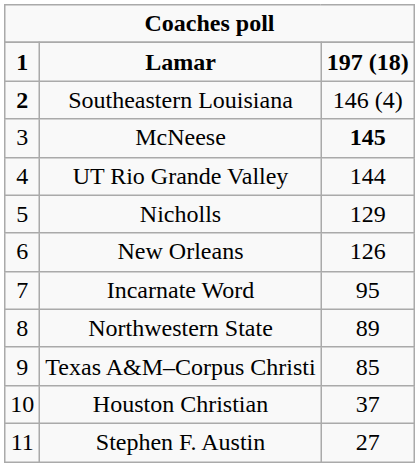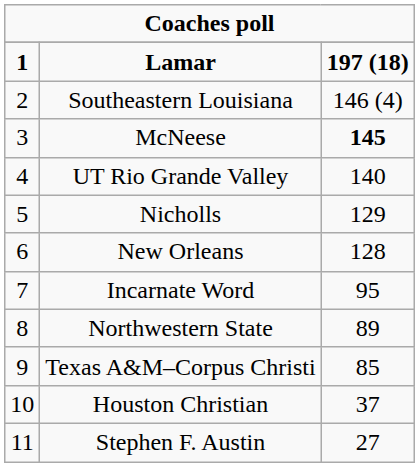(22, 99) bold -> (22, 99) normal
(368, 175) 144 -> (368, 175) 140
(368, 251) 126 -> (368, 251) 128
